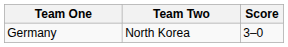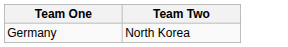- column: (262, 14)
